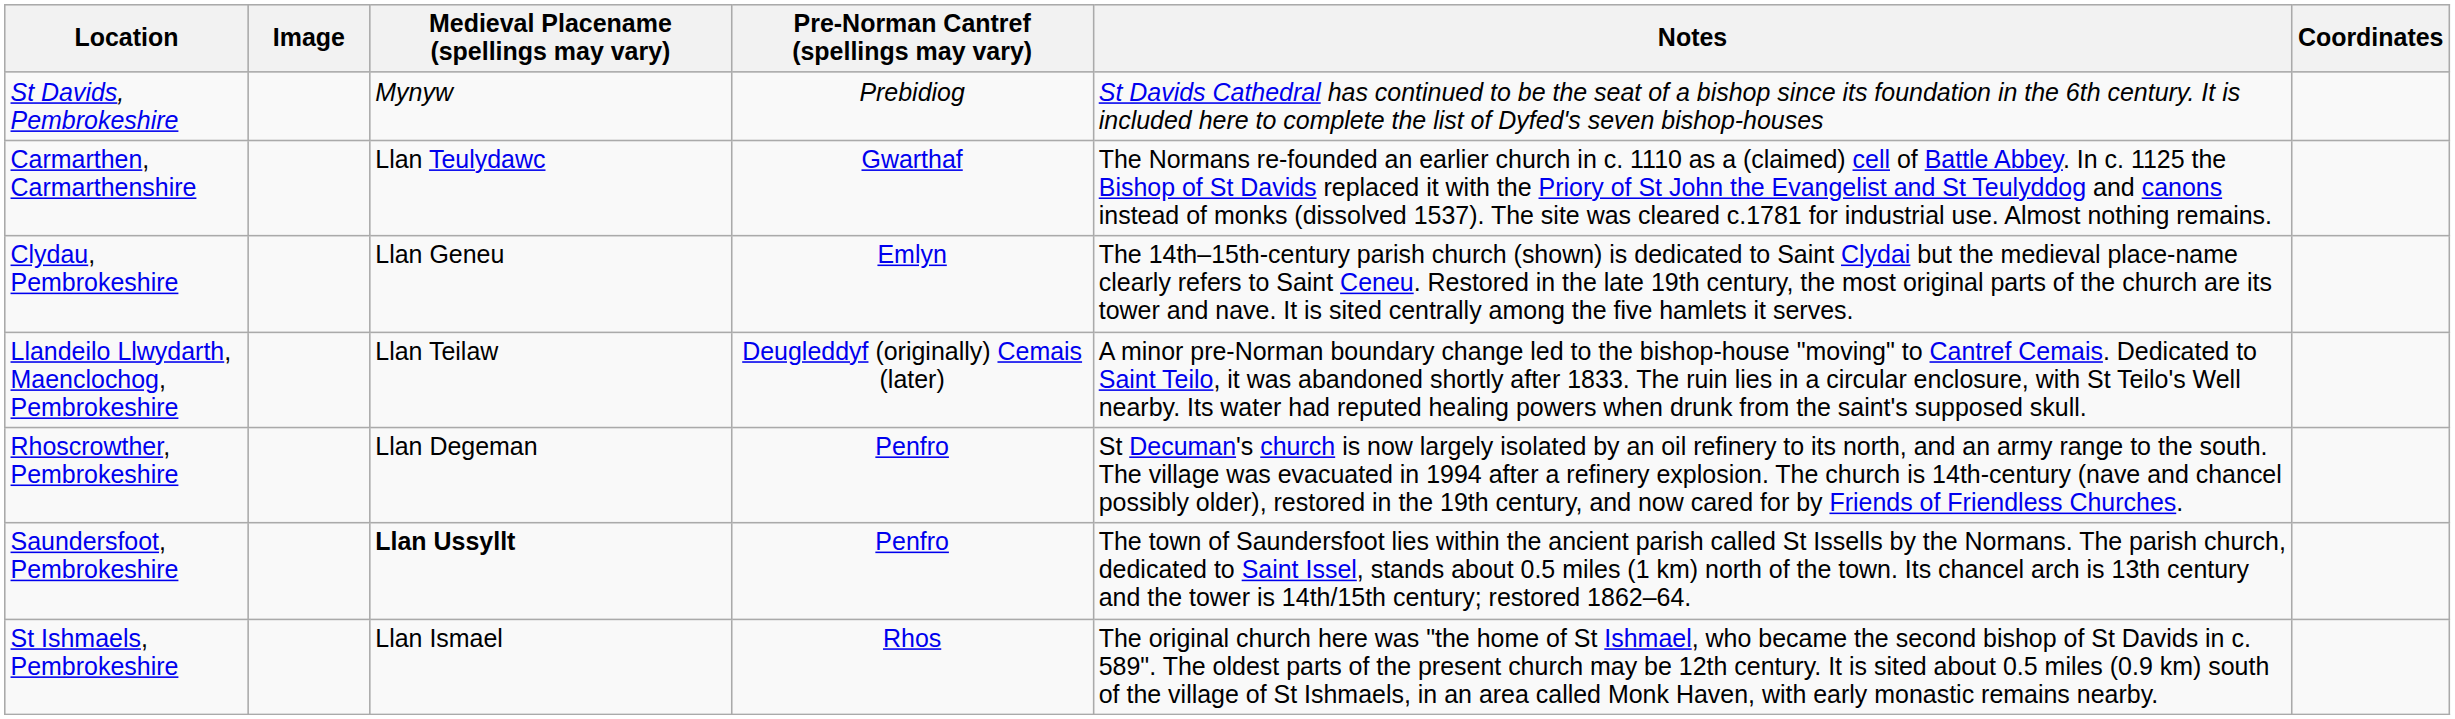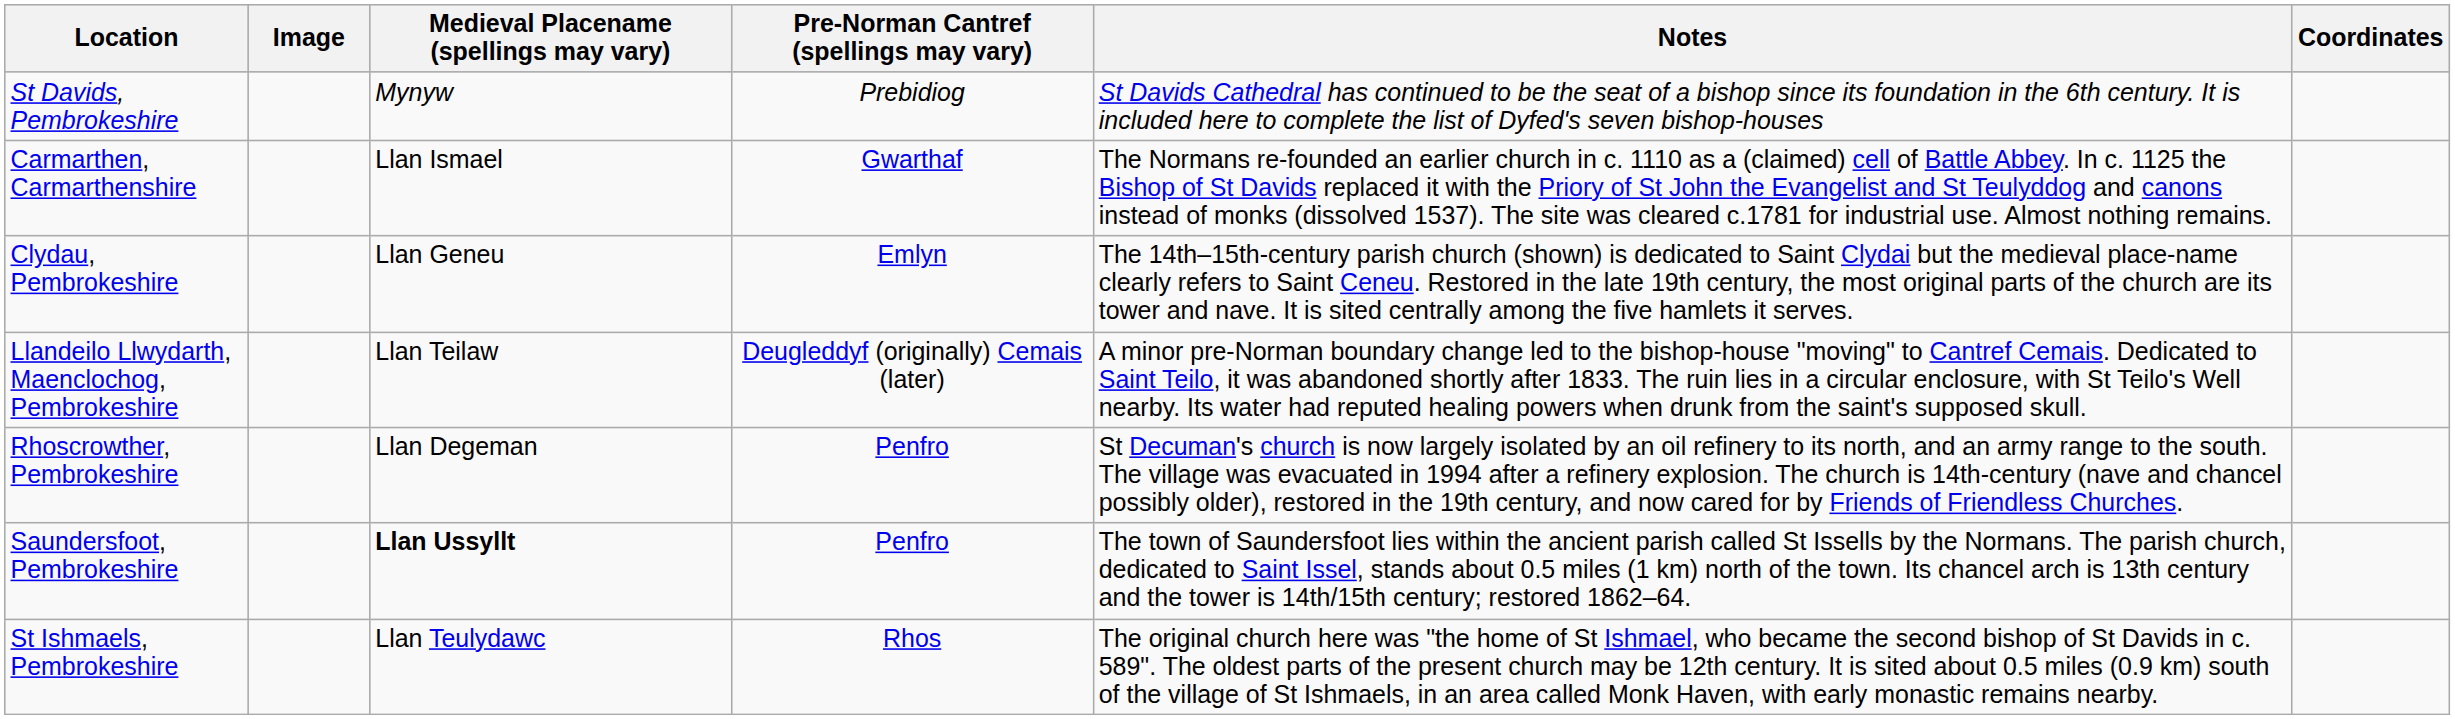(460, 159) Llan Teulydawc -> (439, 159) Llan Ismael
(439, 638) Llan Ismael -> (460, 638) Llan Teulydawc
